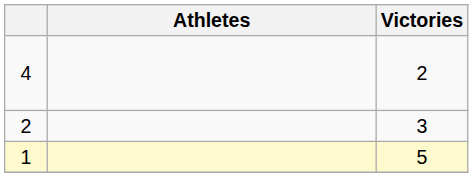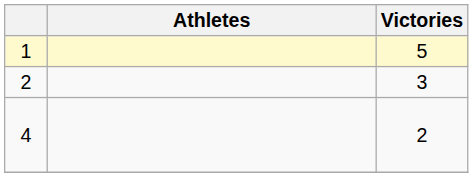rows swapped: (26, 157) <-> (26, 73)
